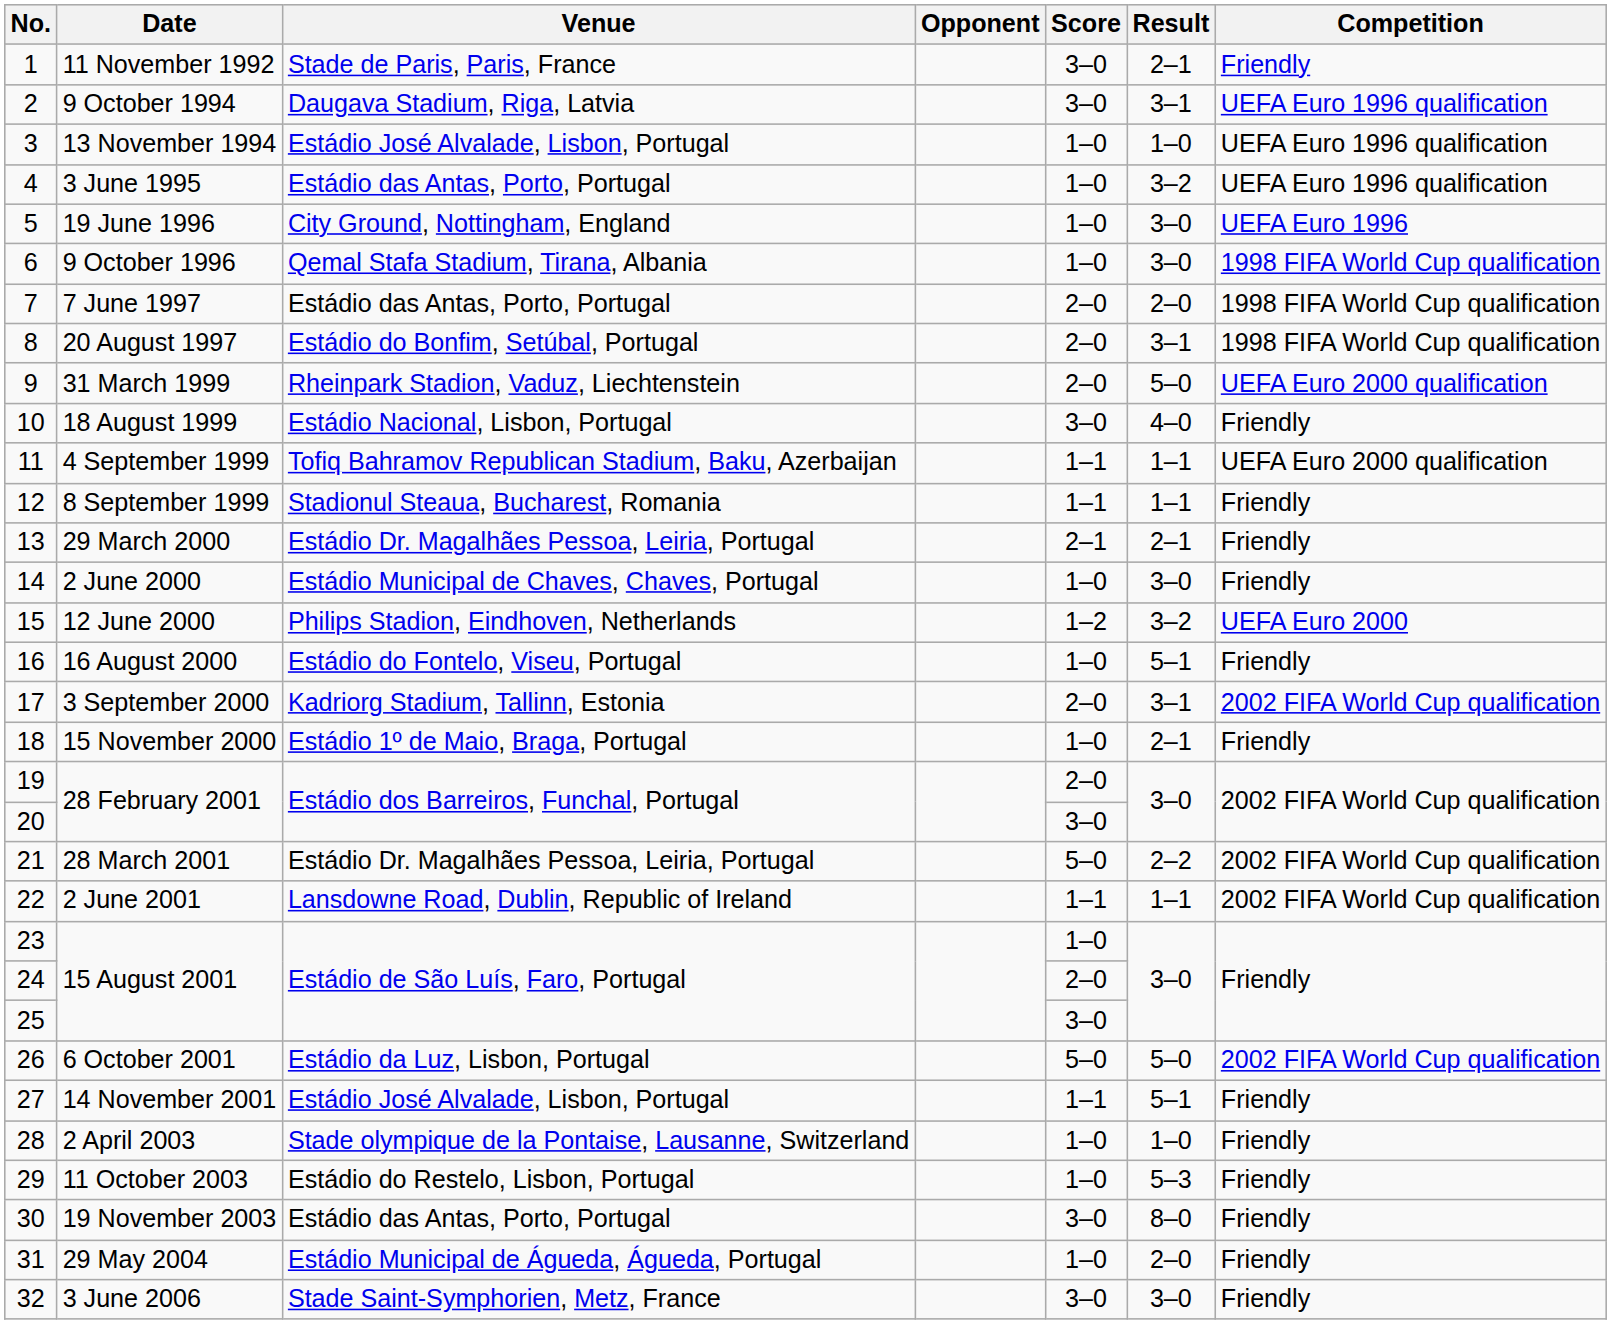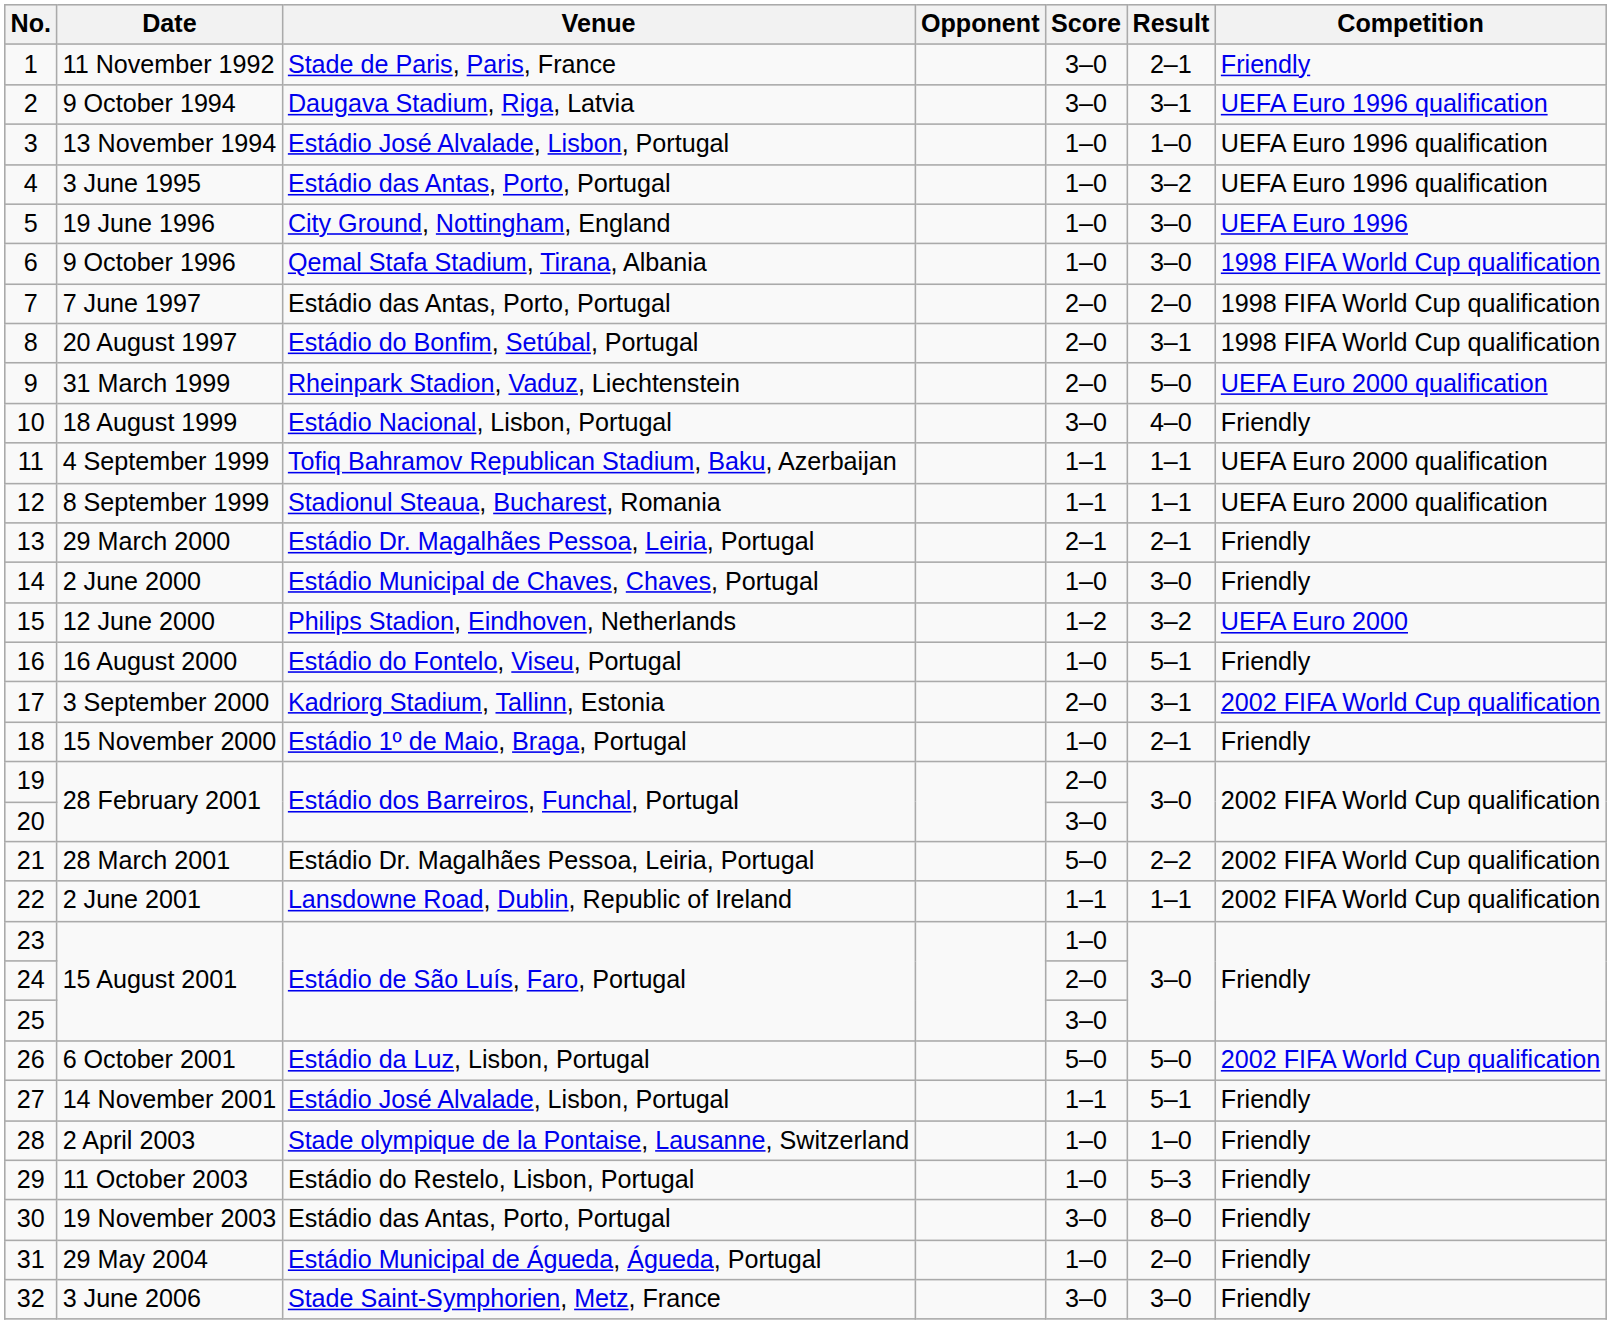(1266, 502) Friendly -> (1384, 502) UEFA Euro 2000 qualification
